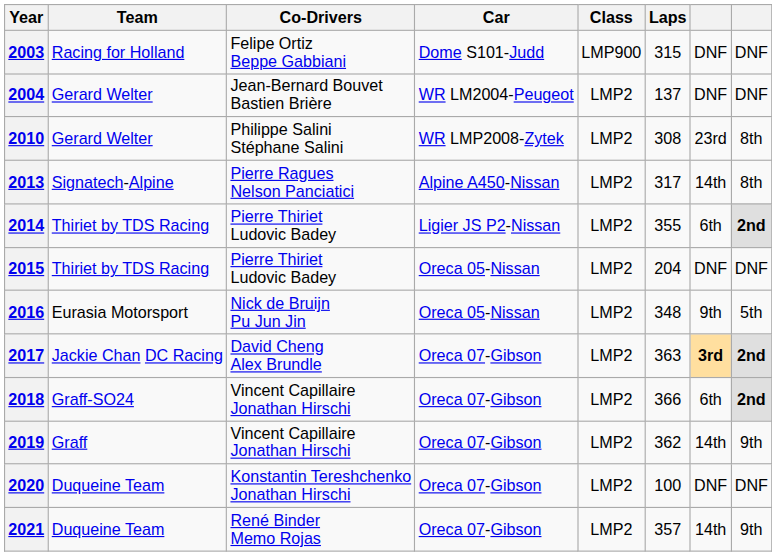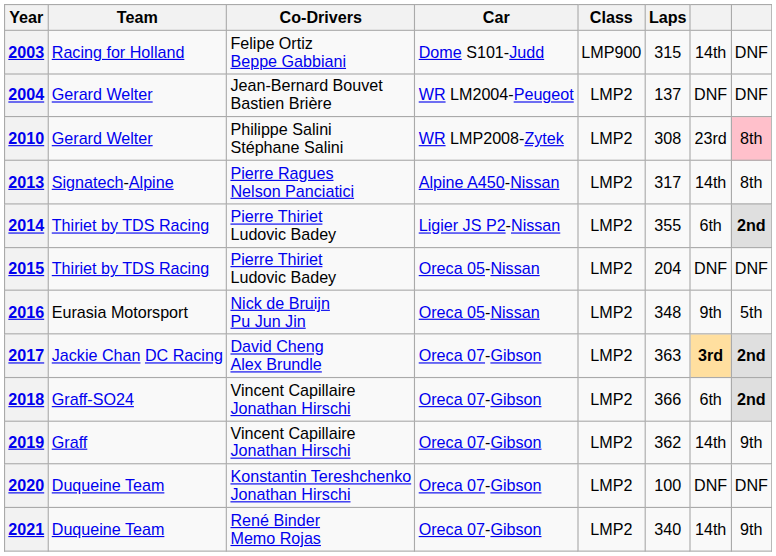(711, 52) DNF -> (711, 52) 14th
(751, 139) no background -> (751, 139) pink background
(668, 530) 357 -> (668, 530) 340
